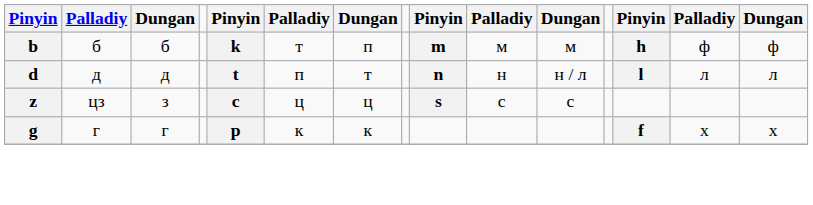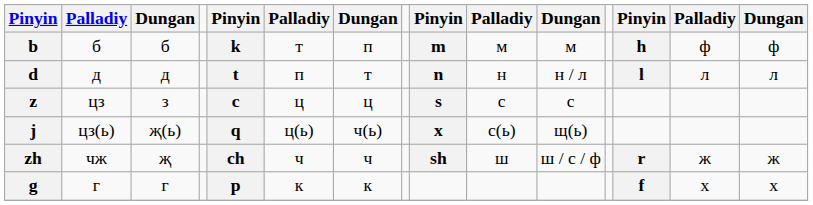+ row: (33, 130)
+ row: (33, 158)
